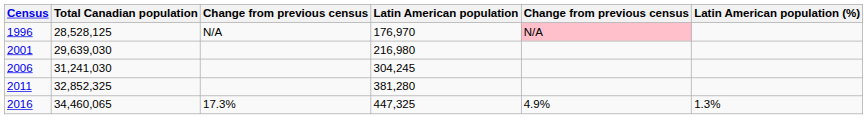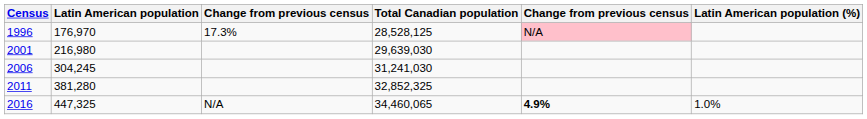columns swapped: (446, 13) <-> (126, 13)
(213, 31) N/A -> (220, 31) 17.3%
(219, 104) 17.3% -> (214, 104) N/A
(537, 104) normal -> (537, 104) bold
(707, 104) 1.3% -> (707, 104) 1.0%
